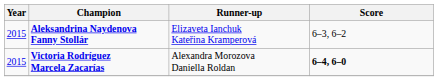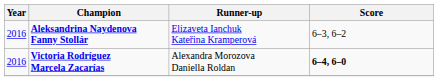(16, 34) 2015 -> (16, 34) 2016
(16, 62) 2015 -> (16, 62) 2016
